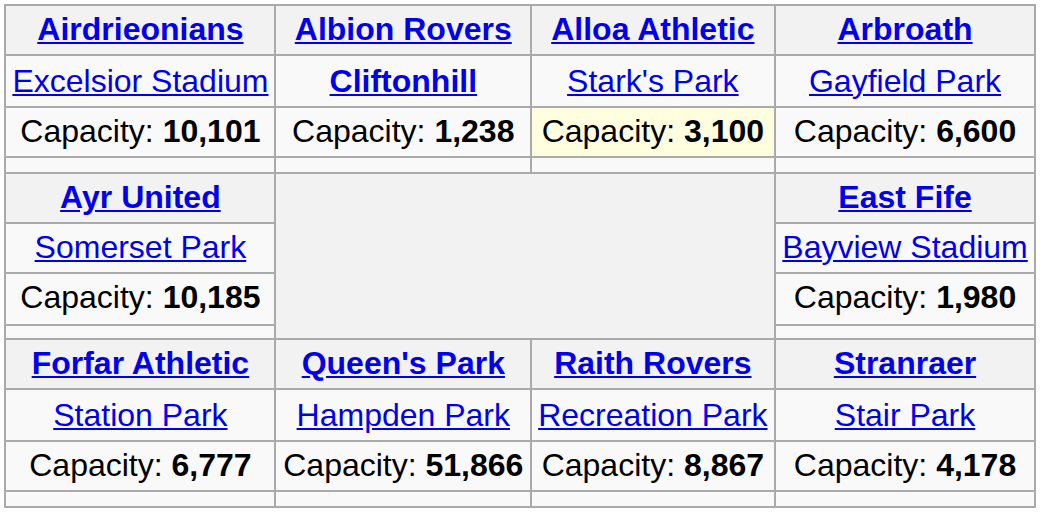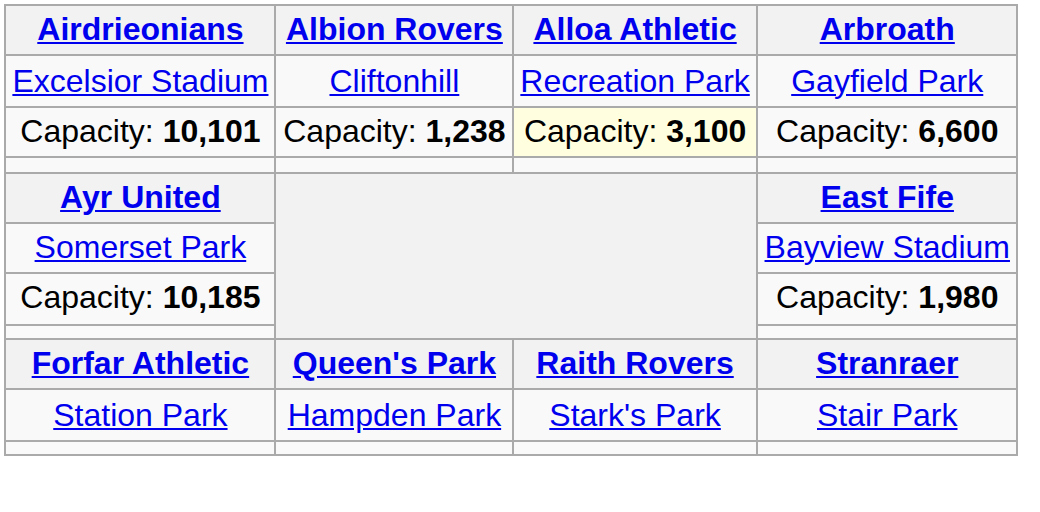(403, 80) bold -> (394, 80) normal
(653, 80) Stark's Park -> (635, 80) Recreation Park
(653, 414) Recreation Park -> (635, 414) Stark's Park
- row: (140, 465)
